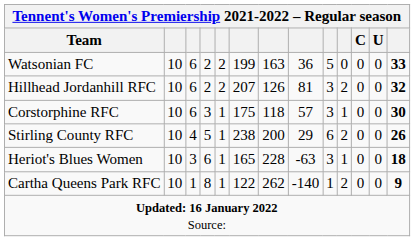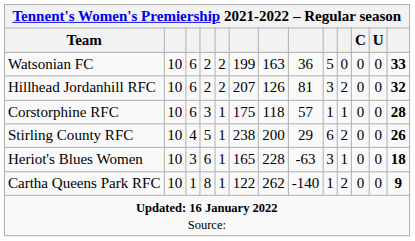(330, 111) 3 -> (330, 111) 1
(398, 111) 30 -> (398, 111) 28
